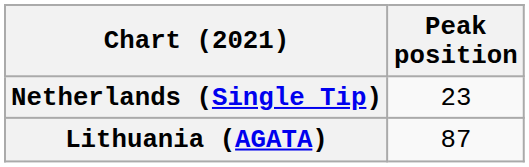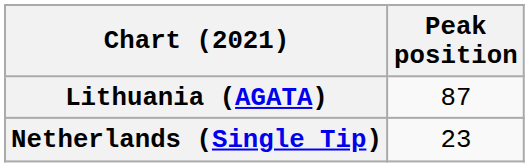rows swapped: (196, 140) <-> (196, 98)
